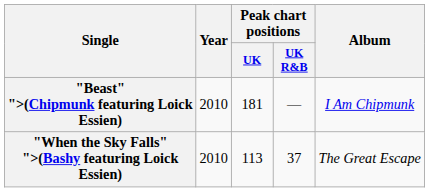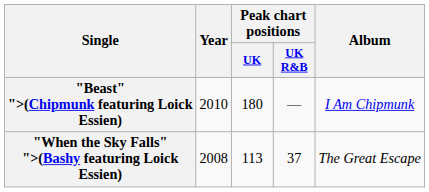(252, 104) 181 -> (252, 104) 180
(214, 159) 2010 -> (214, 159) 2008
